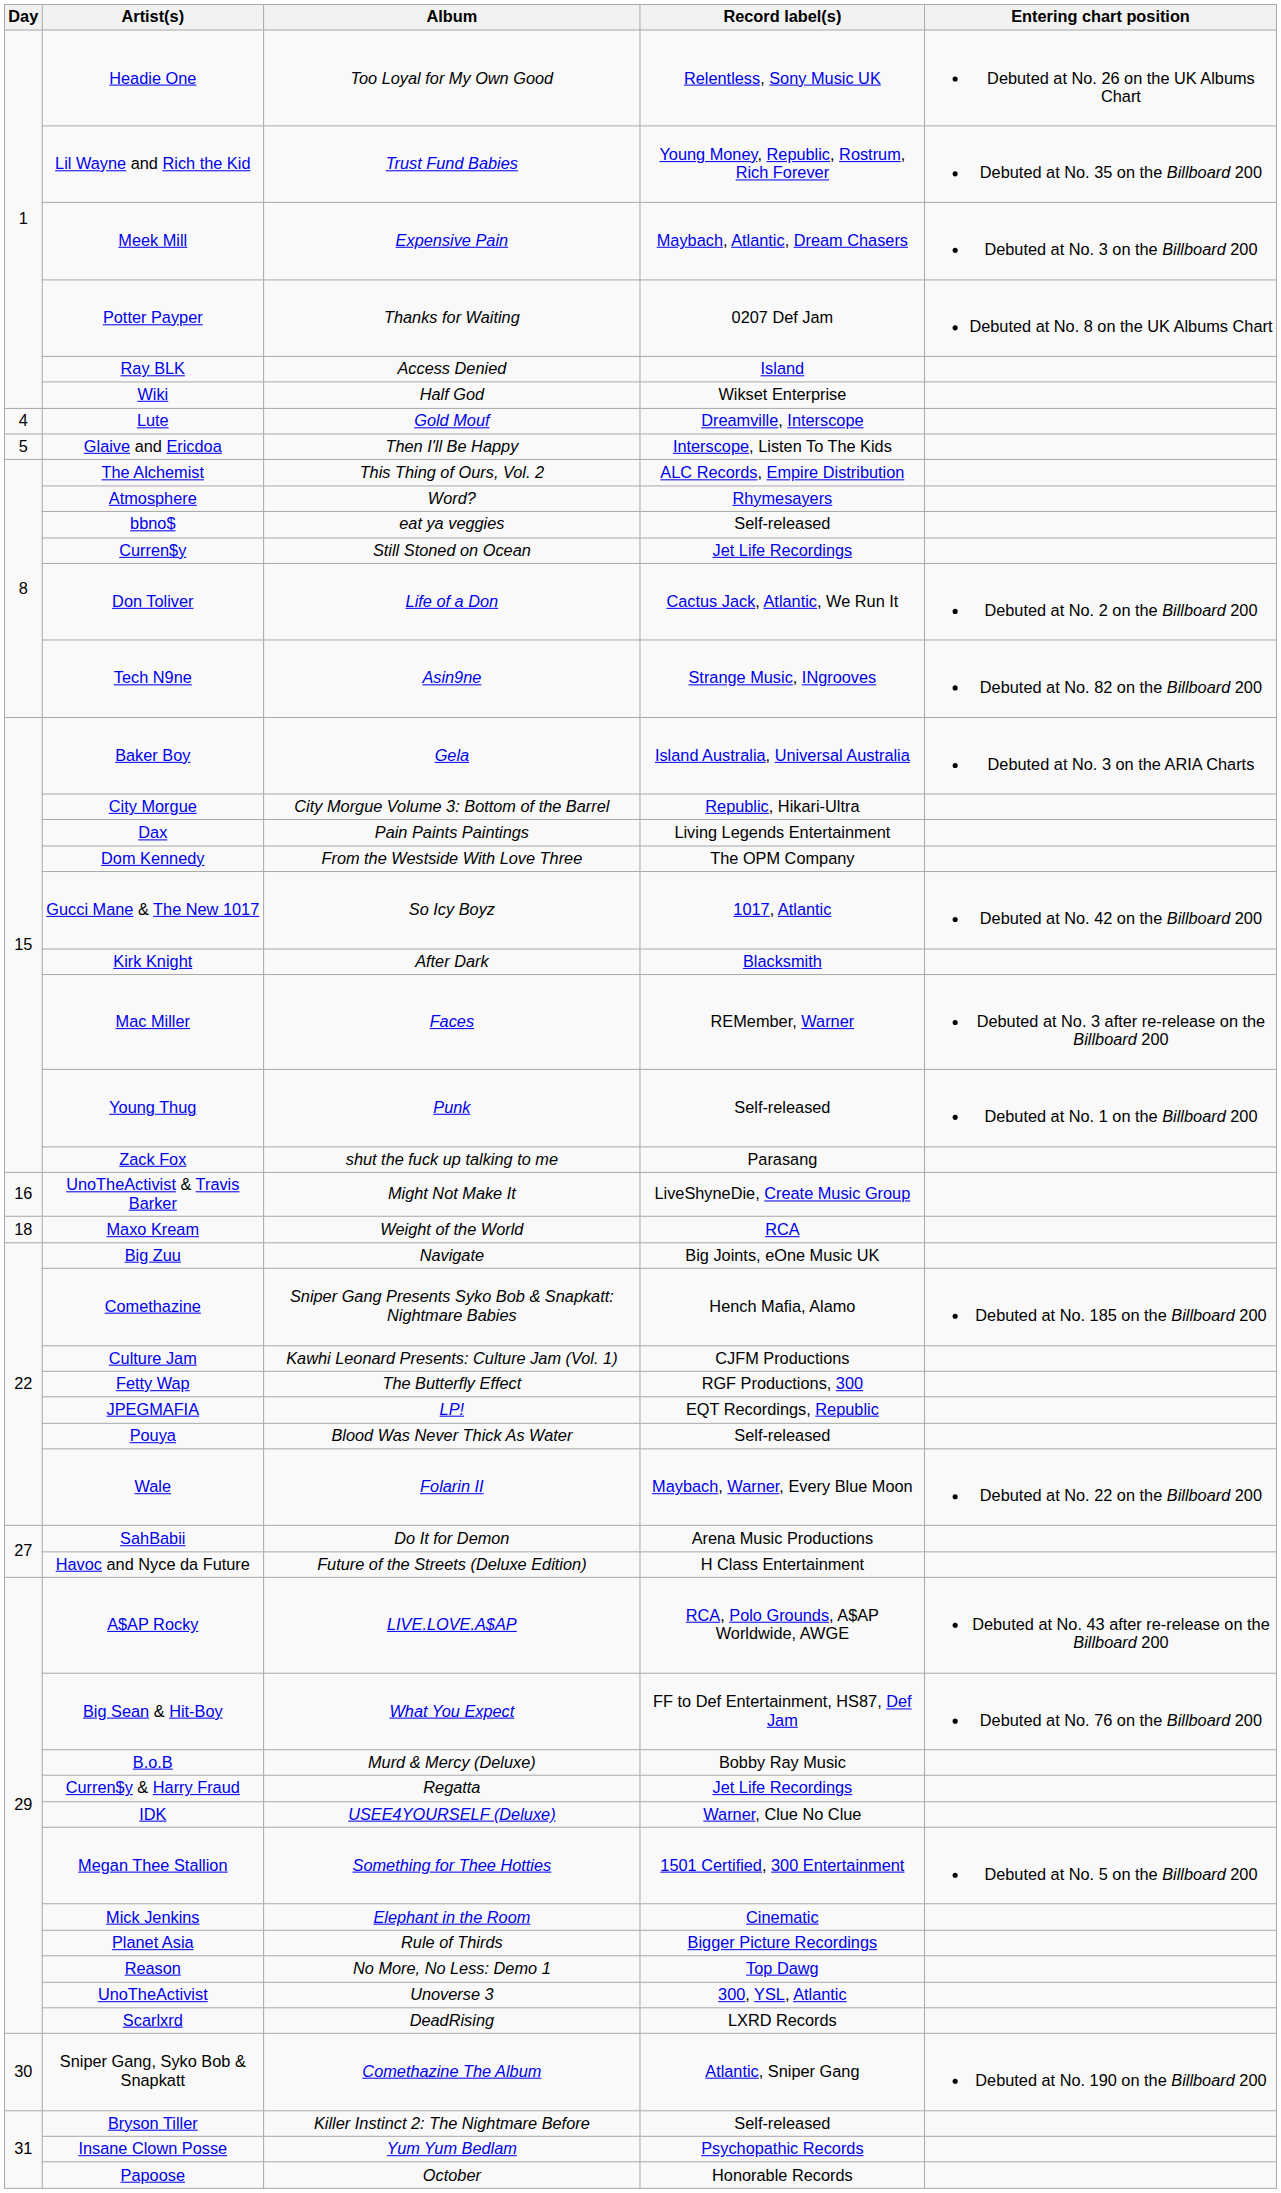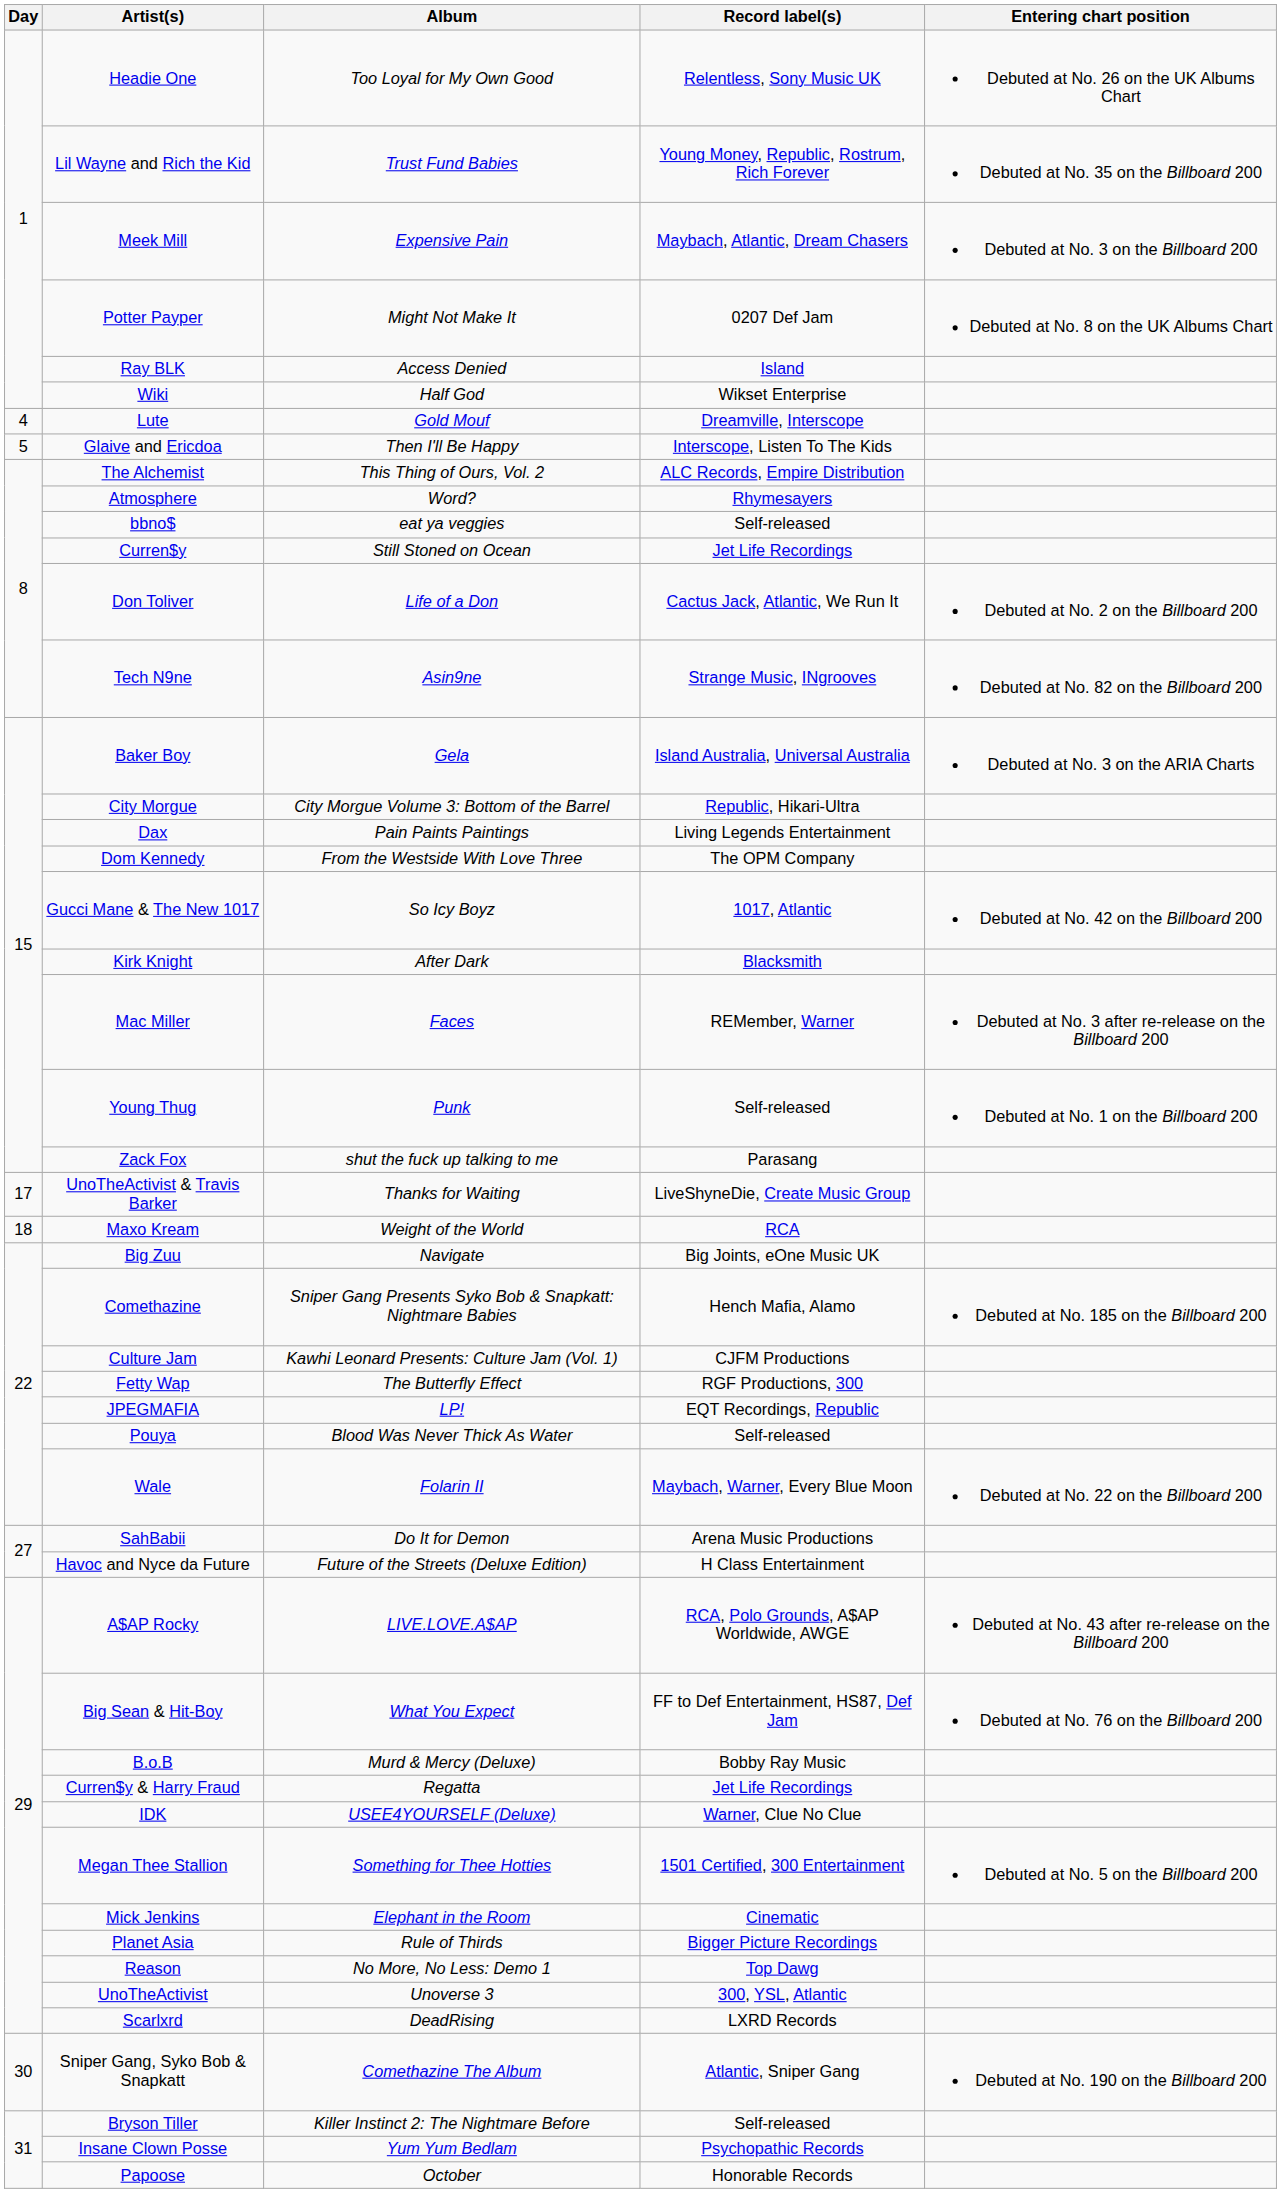(452, 317) Thanks for Waiting -> (452, 317) Might Not Make It
(23, 1194) 16 -> (23, 1194) 17
(452, 1194) Might Not Make It -> (452, 1194) Thanks for Waiting
